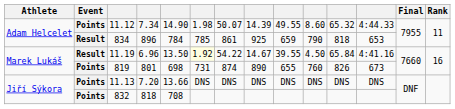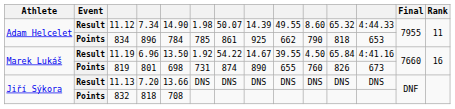(91, 25) Points -> (91, 25) Result
(91, 39) Result -> (91, 39) Points
(288, 39) 659 -> (288, 39) 662
(202, 54) lightyellow background -> (202, 54) no background
(91, 82) Points -> (91, 82) Result
